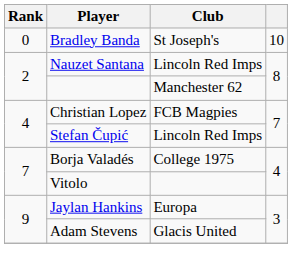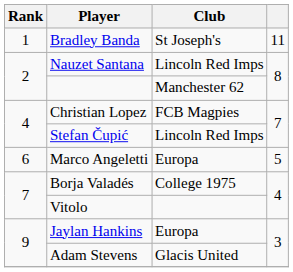(25, 40) 0 -> (25, 40) 1
(276, 40) 10 -> (278, 40) 11
+ row: (99, 159)
